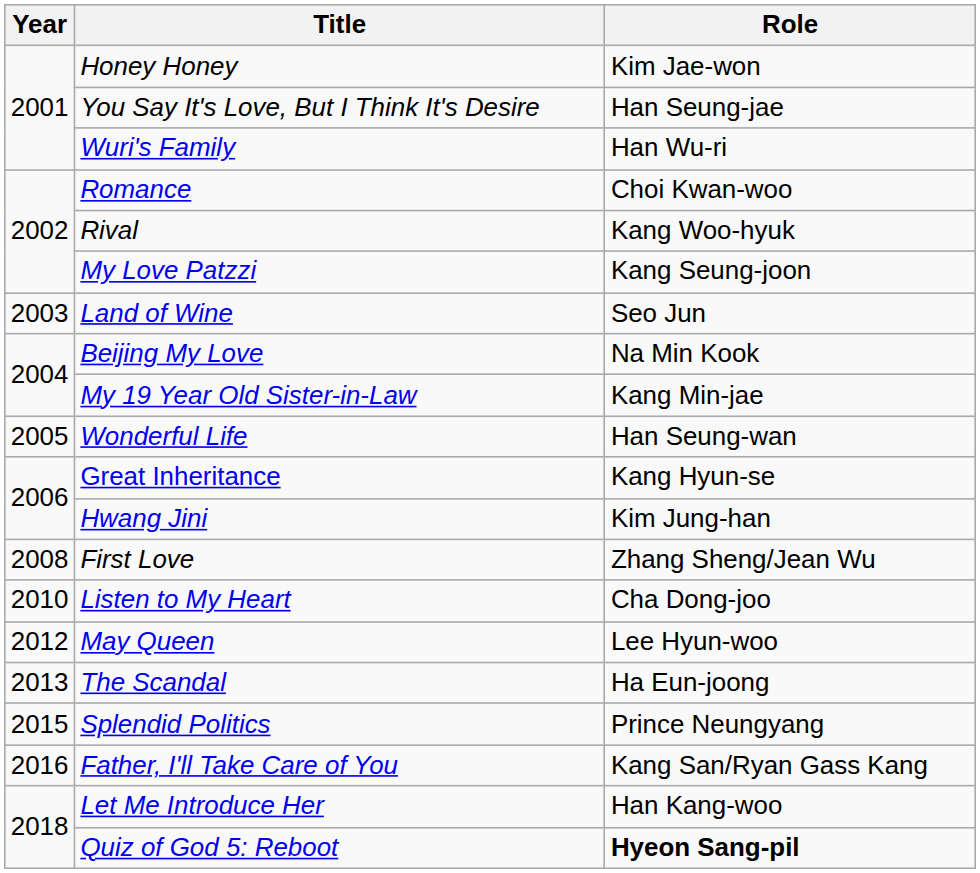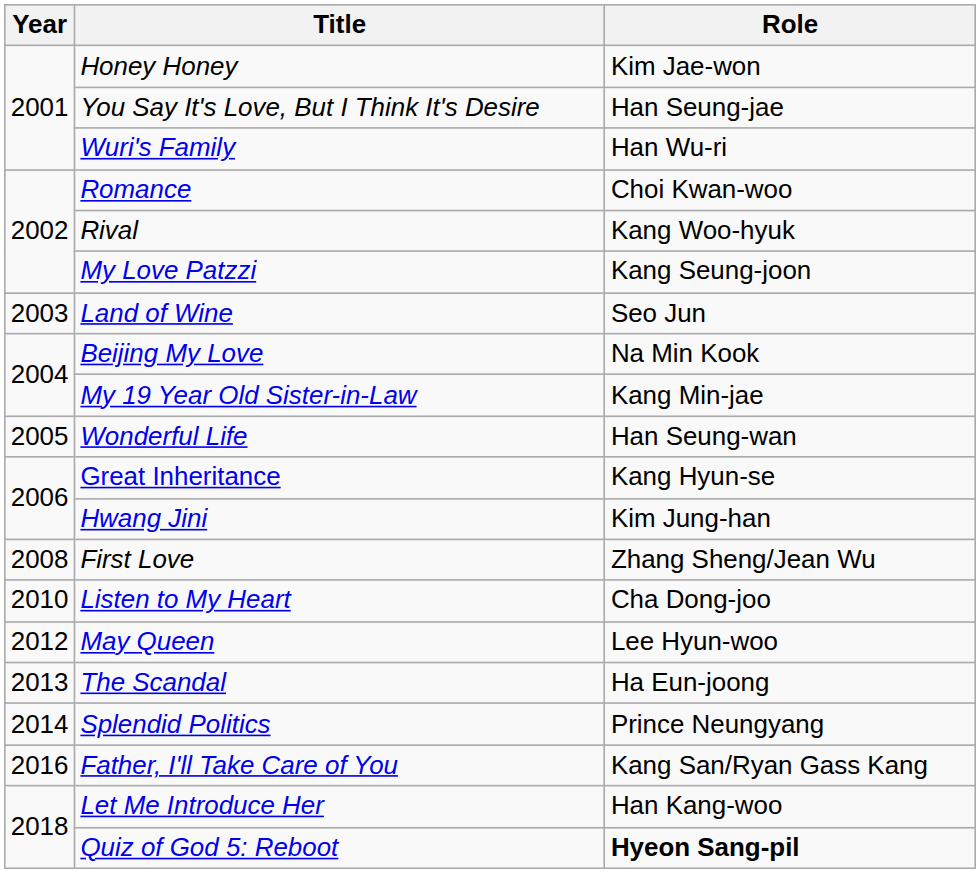(40, 723) 2015 -> (40, 723) 2014
